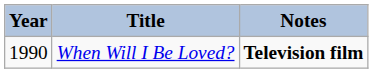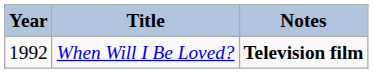(28, 52) 1990 -> (28, 52) 1992
